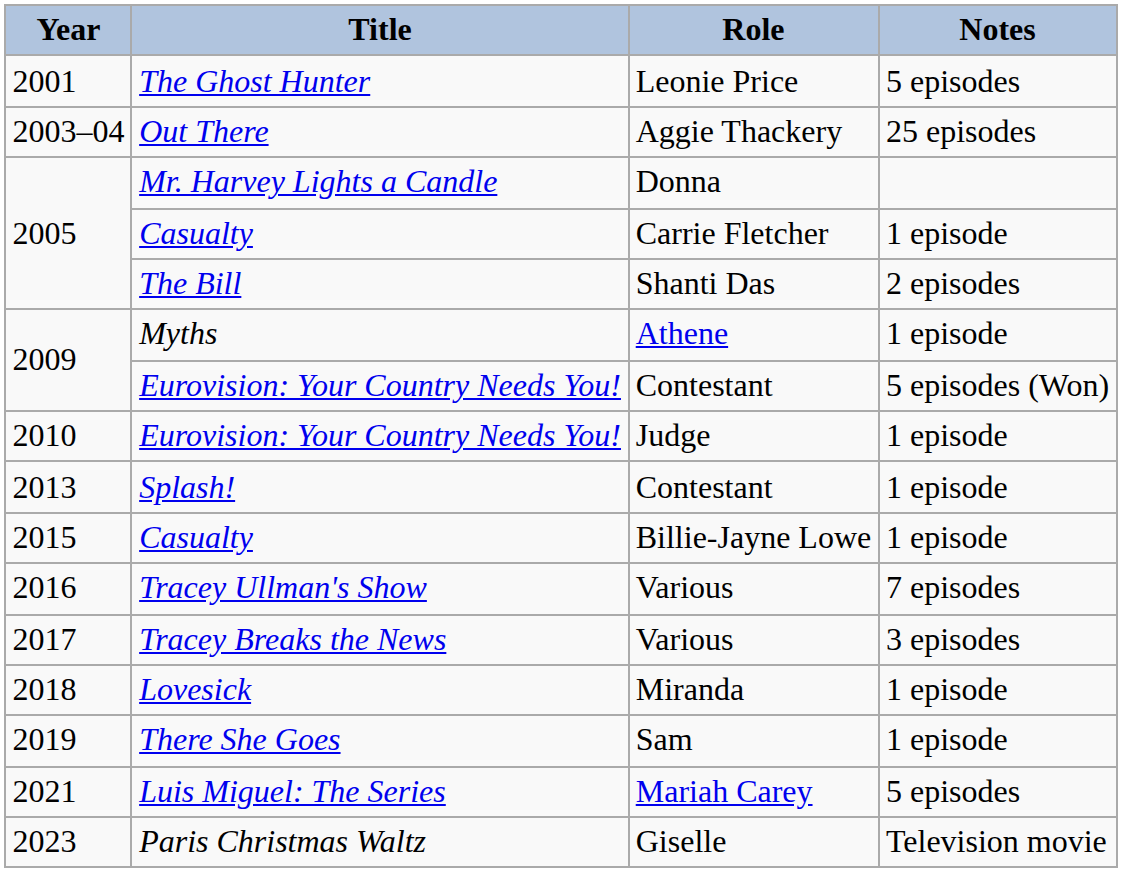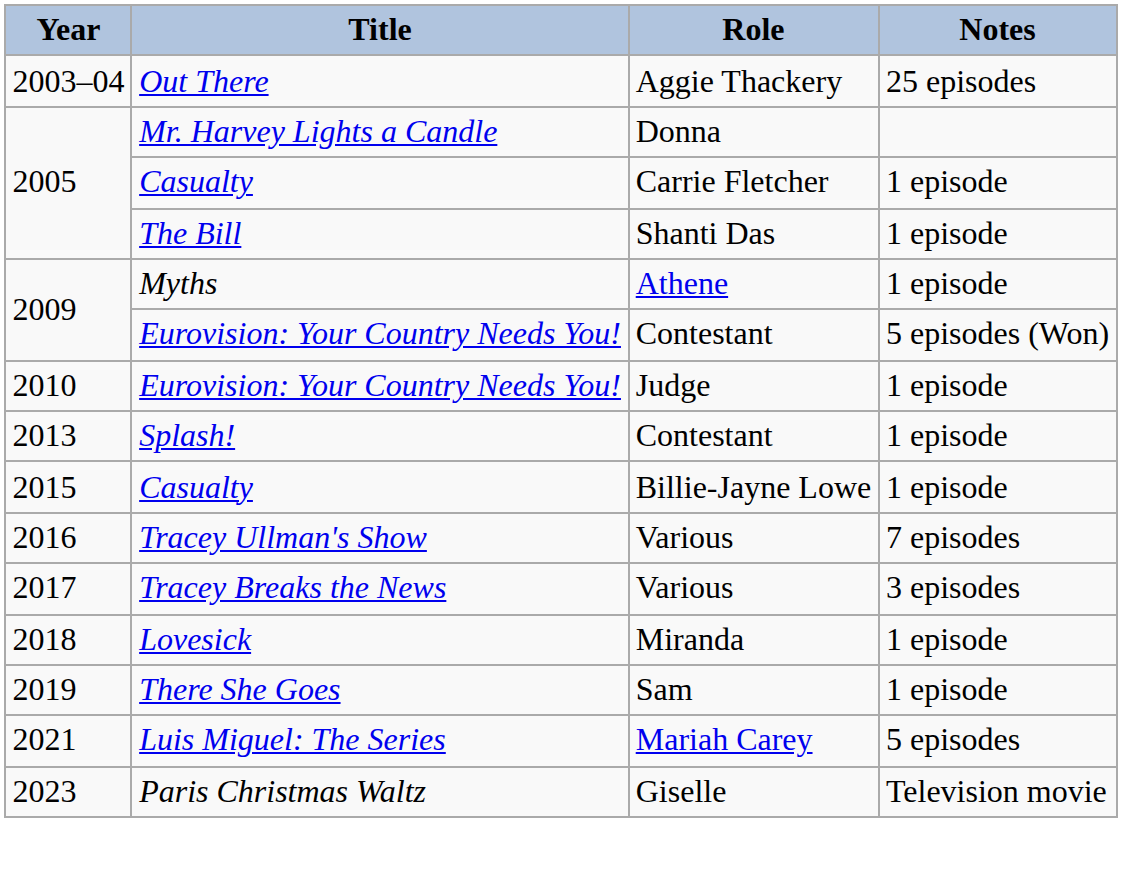- row: (255, 80)
(953, 283) 2 episodes -> (947, 232) 1 episode
